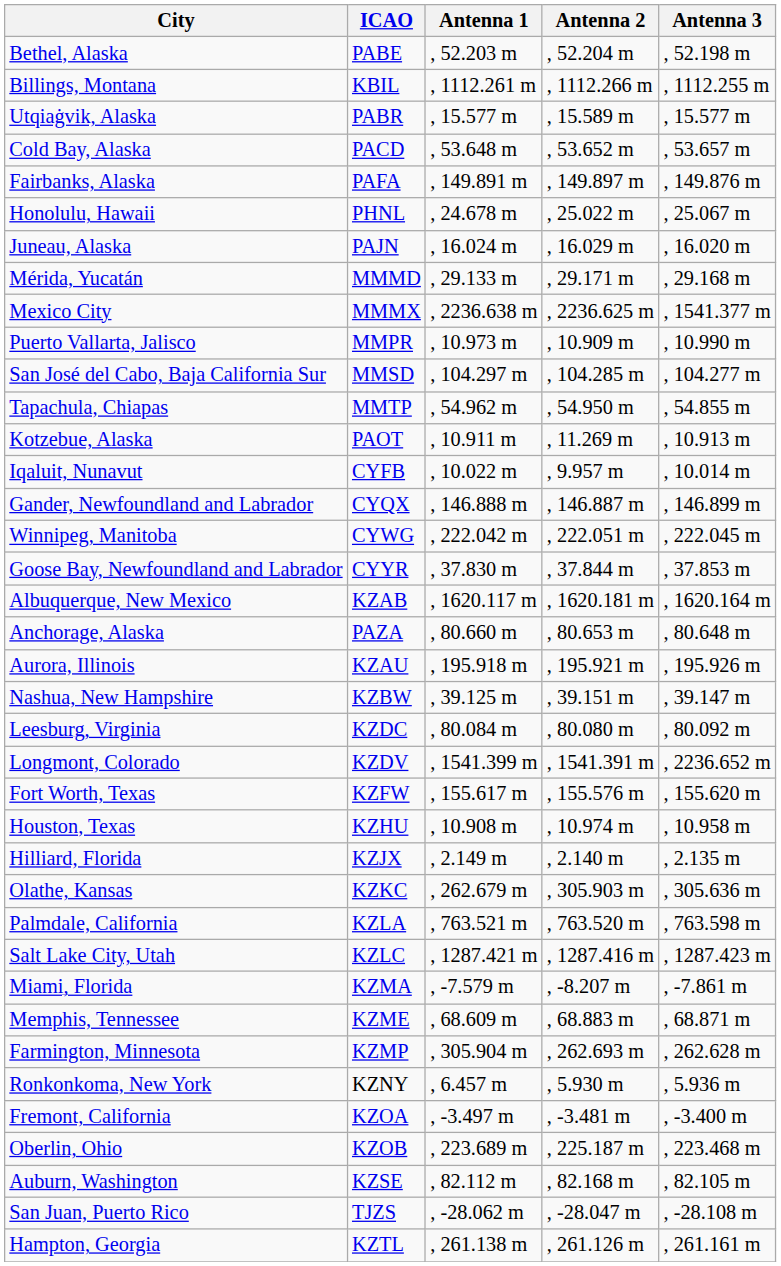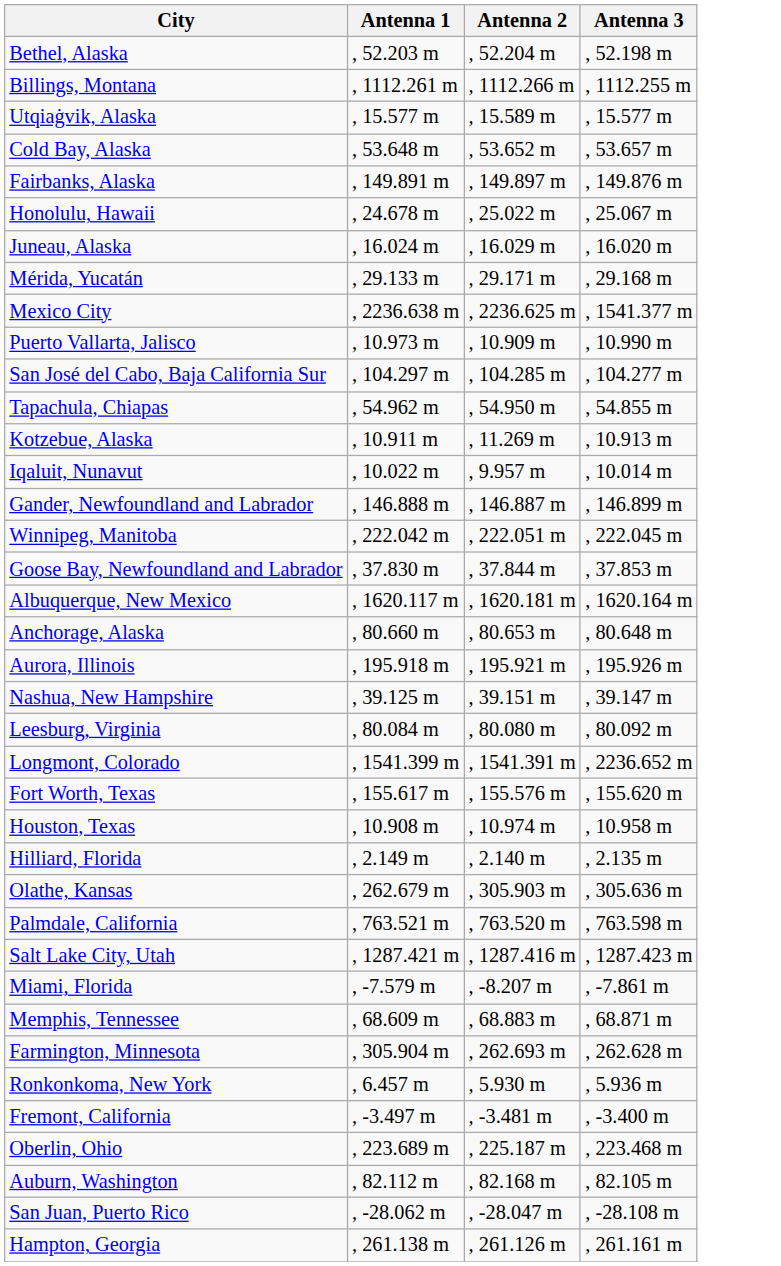- column: (386, 20)
